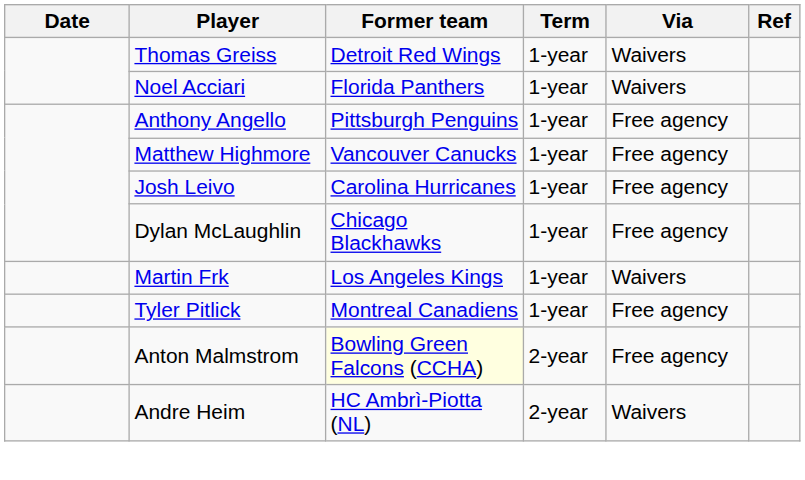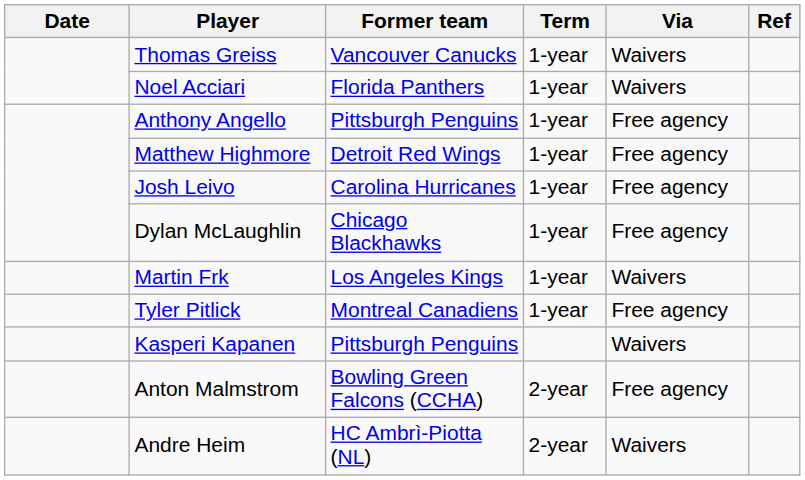(416, 54) Detroit Red Wings -> (424, 54) Vancouver Canucks
(424, 154) Vancouver Canucks -> (416, 154) Detroit Red Wings
+ row: (215, 343)
(407, 355) lightyellow background -> (407, 388) no background
